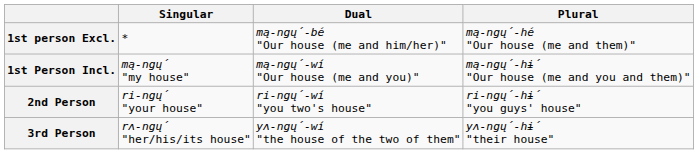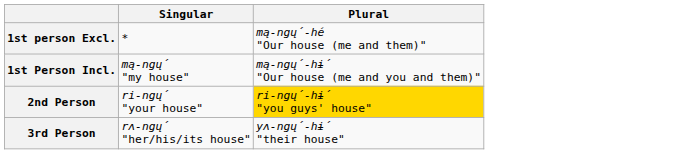- column: (358, 14)
(524, 102) no background -> (314, 102) gold background
